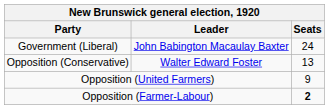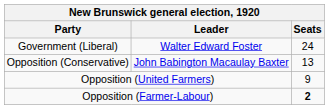(211, 46) John Babington Macaulay Baxter -> (211, 46) Walter Edward Foster
(211, 63) Walter Edward Foster -> (211, 63) John Babington Macaulay Baxter
